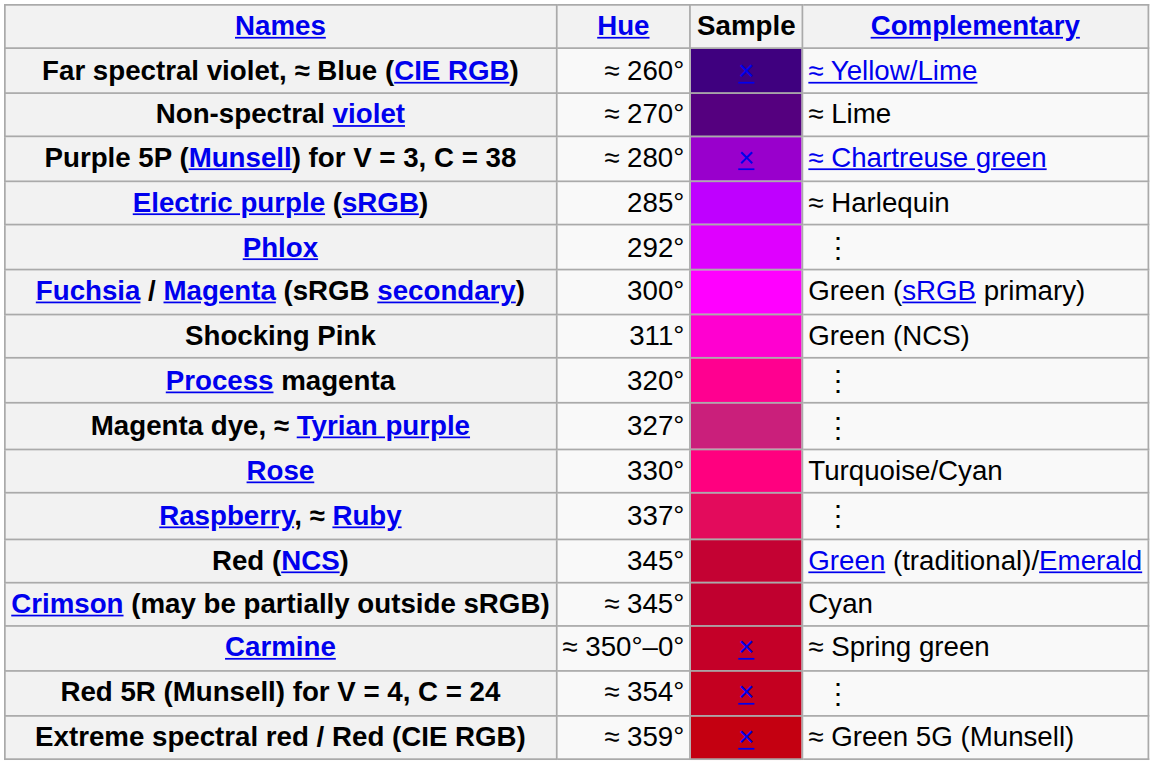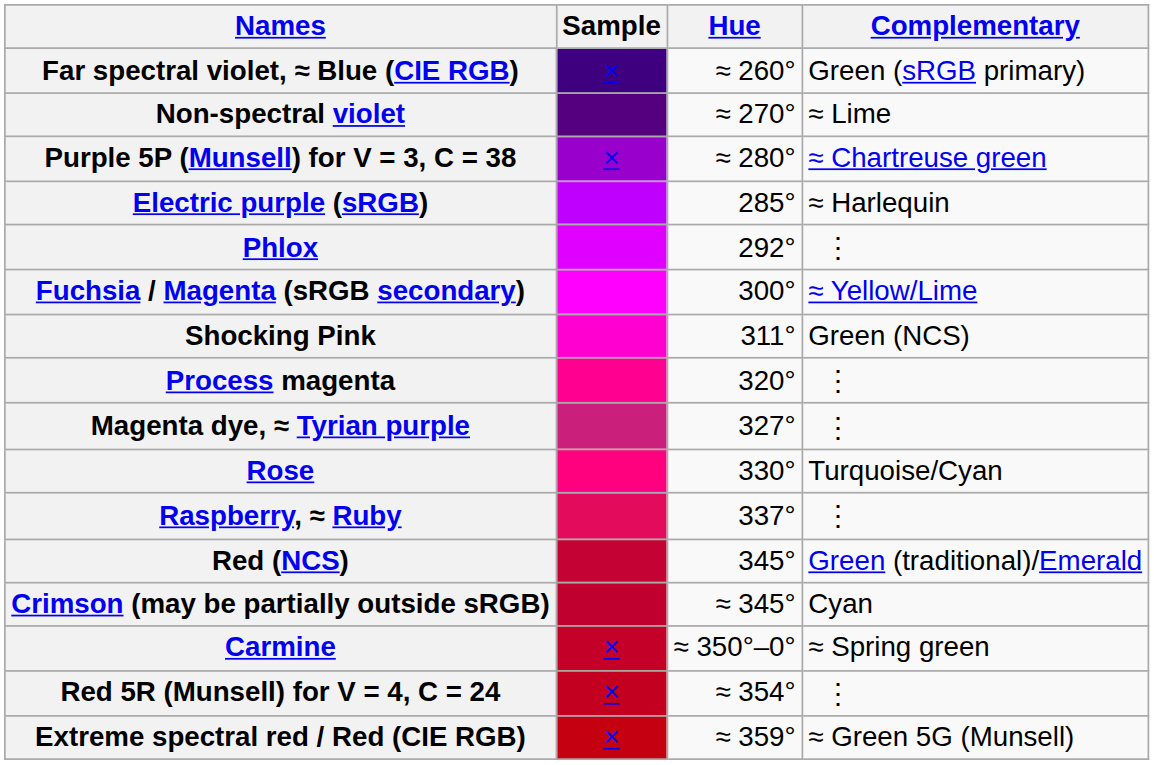columns swapped: (746, 26) <-> (623, 26)
(893, 70) ≈ Yellow/Lime -> (947, 70) Green (sRGB primary)
(947, 291) Green (sRGB primary) -> (893, 291) ≈ Yellow/Lime
